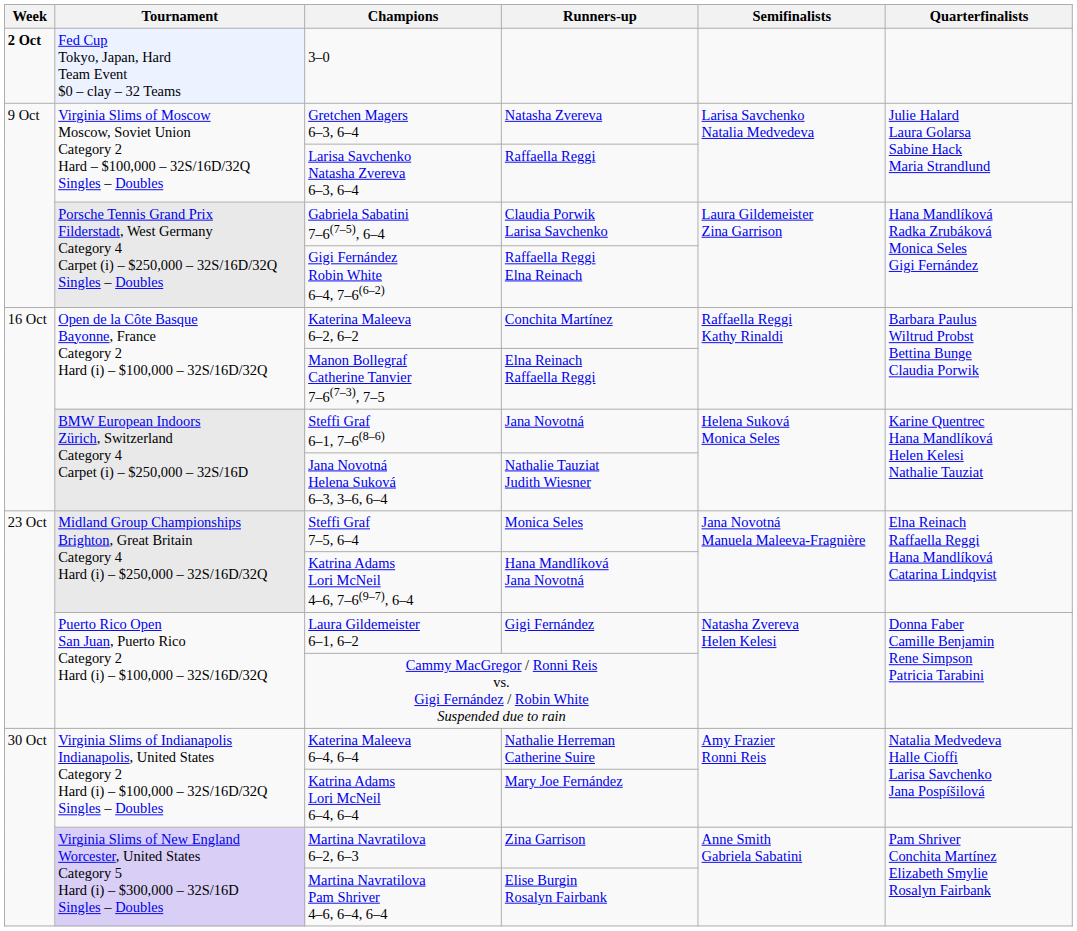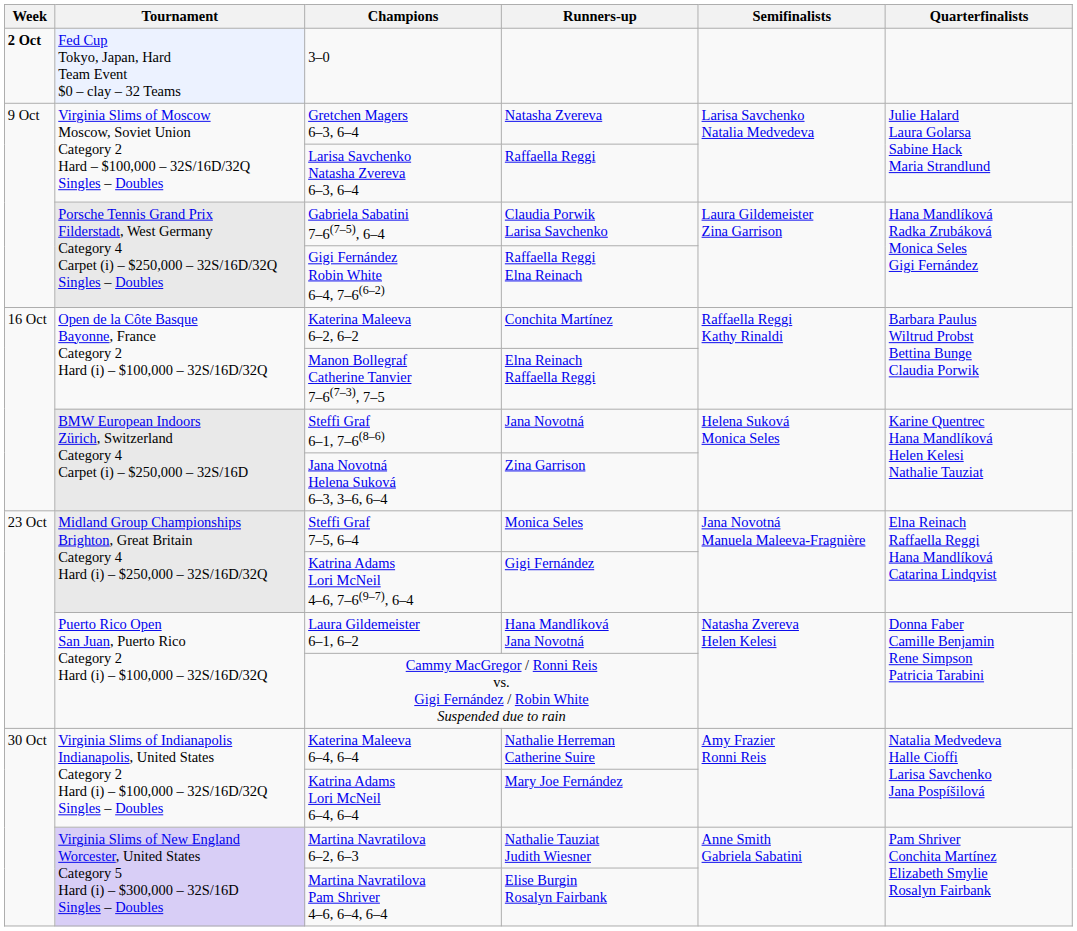(552, 473) Nathalie Tauziat Judith Wiesner -> (545, 464) Zina Garrison
(557, 572) Hana Mandlíková Jana Novotná -> (550, 563) Gigi Fernández
(550, 624) Gigi Fernández -> (557, 633) Hana Mandlíková Jana Novotná
(545, 839) Zina Garrison -> (552, 848) Nathalie Tauziat Judith Wiesner
